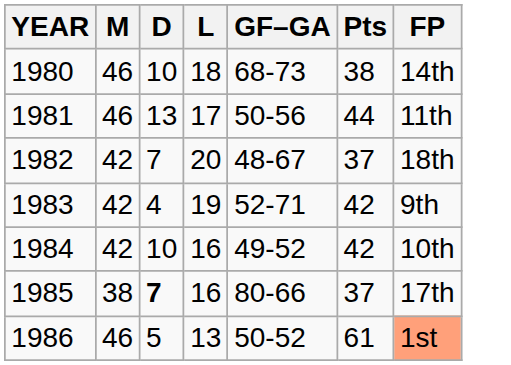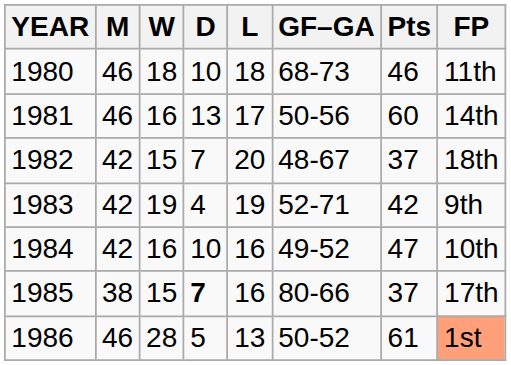+ column: (162, 26)
(359, 71) 38 -> (403, 71) 46
(427, 71) 14th -> (470, 71) 11th
(359, 115) 44 -> (403, 115) 60
(426, 115) 11th -> (471, 115) 14th
(359, 248) 42 -> (403, 248) 47
